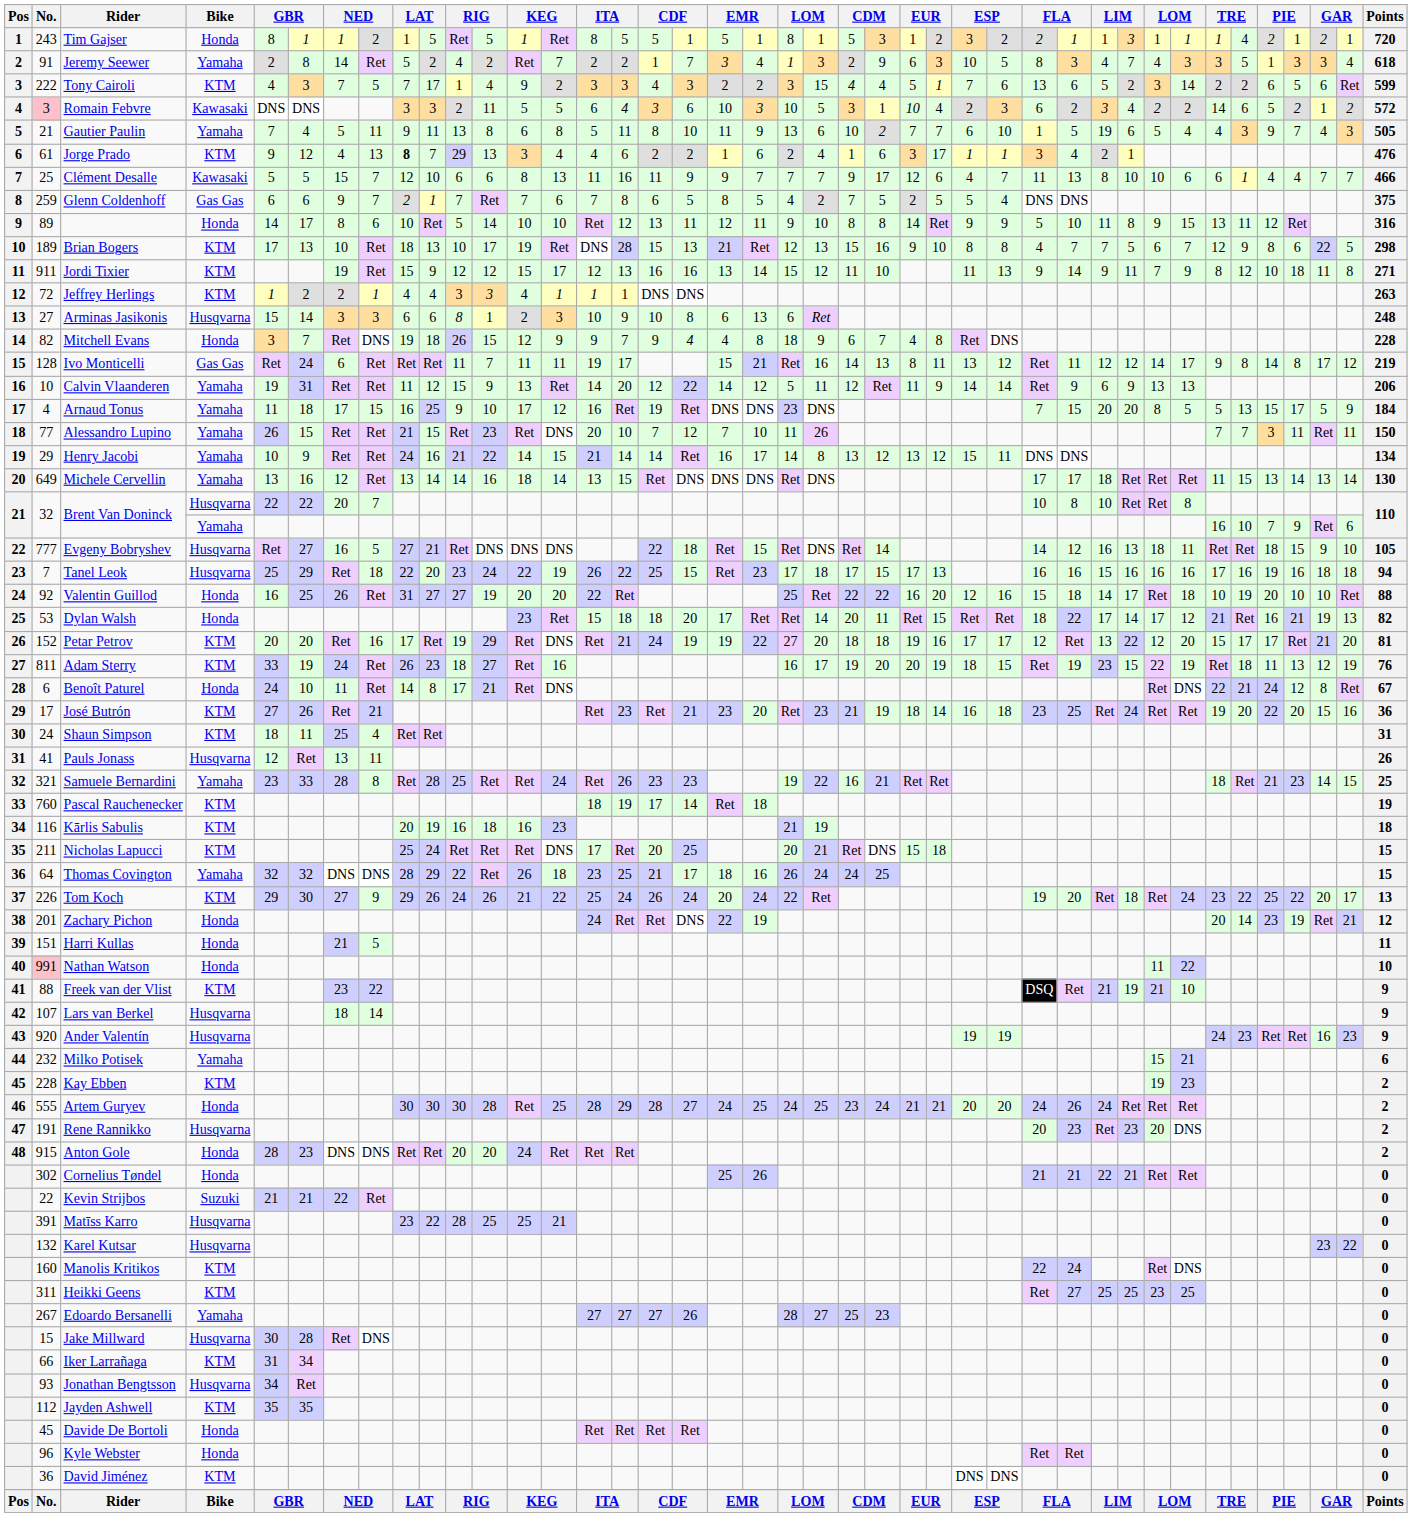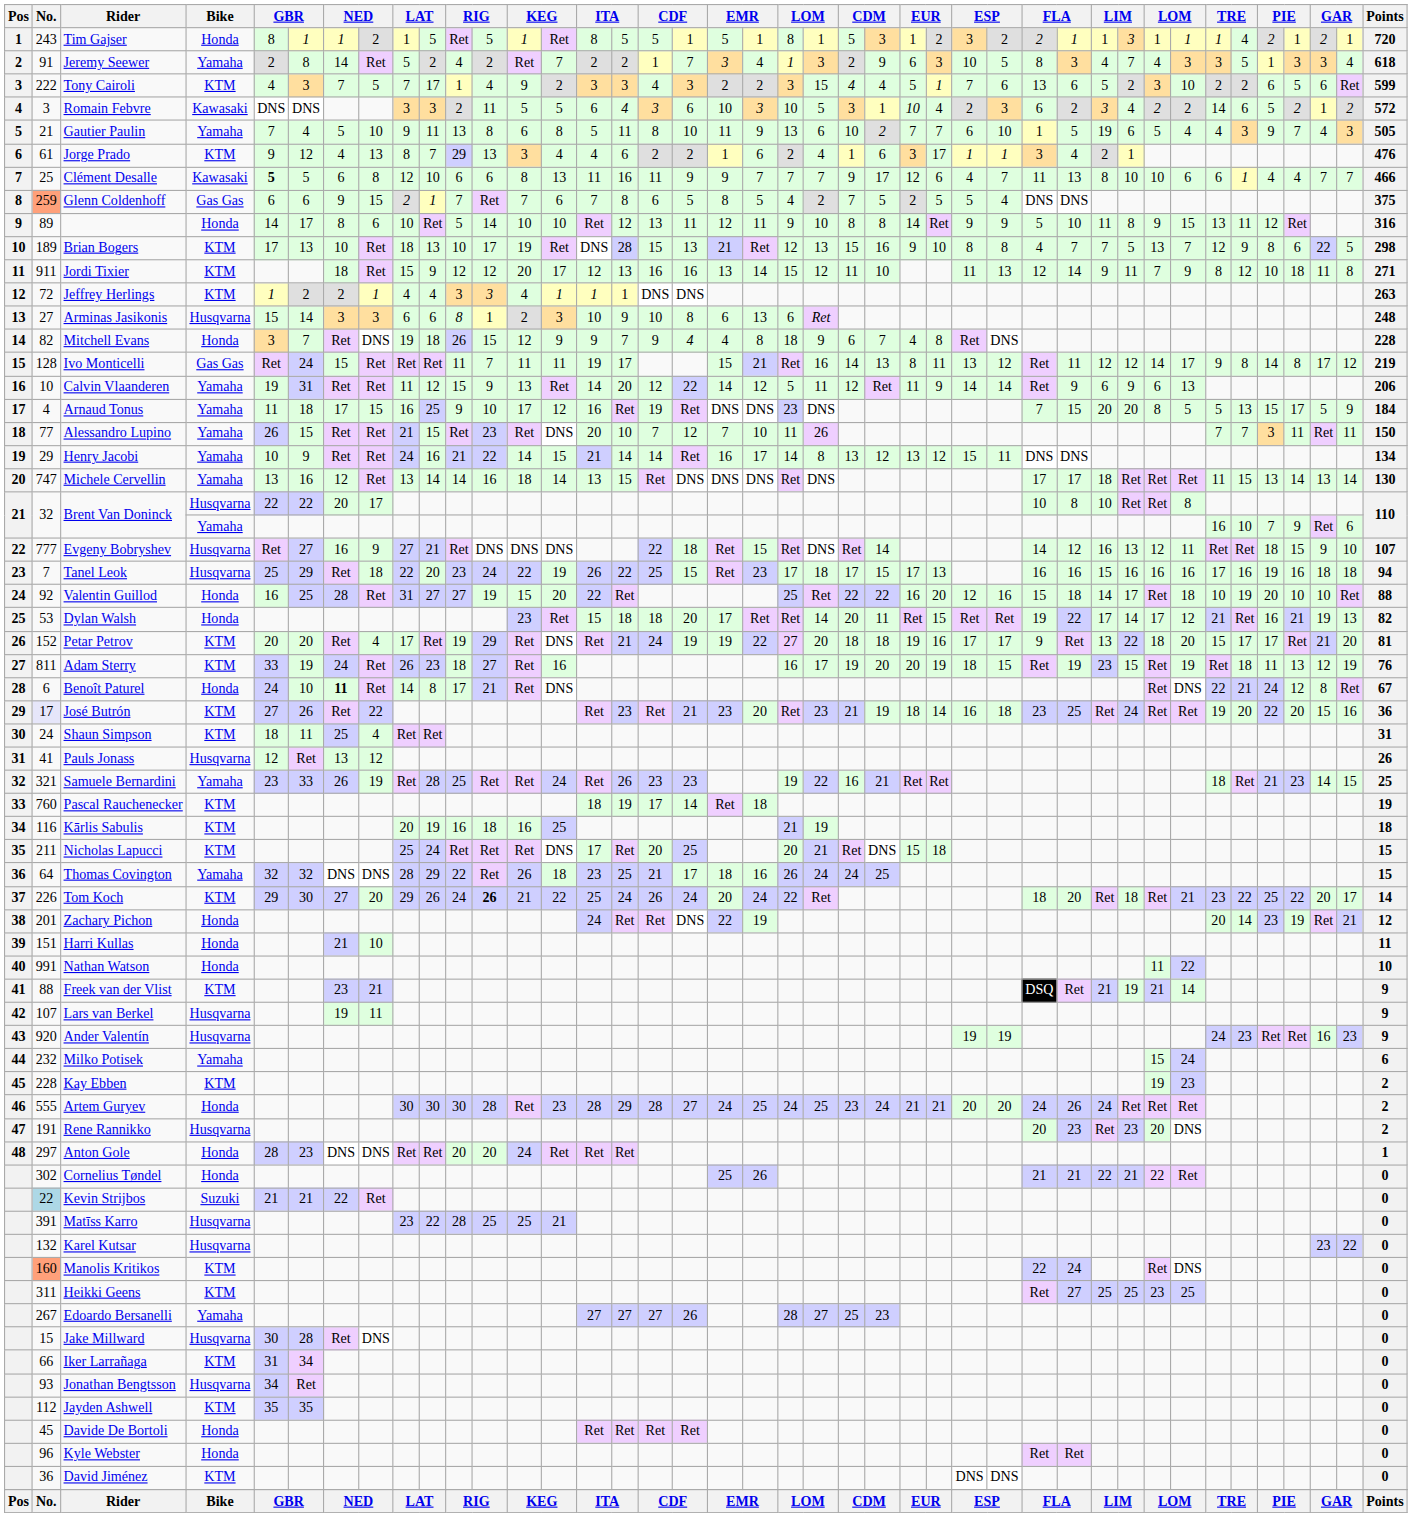(1188, 85) 14 -> (1188, 85) 10
(46, 108) pink background -> (46, 108) no background
(376, 131) 11 -> (376, 131) 10
(406, 155) bold -> (406, 155) normal
(271, 178) normal -> (271, 178) bold
(341, 178) 15 -> (341, 178) 6
(376, 178) 7 -> (376, 178) 8
(46, 201) no background -> (46, 201) lightsalmon background
(376, 201) 7 -> (376, 201) 15
(1157, 247) 6 -> (1157, 247) 13
(341, 271) 19 -> (341, 271) 18
(524, 271) 15 -> (524, 271) 20
(1039, 271) 9 -> (1039, 271) 12
(341, 363) 6 -> (341, 363) 15
(1157, 387) 13 -> (1157, 387) 6
(46, 479) 649 -> (46, 479) 747
(376, 503) 7 -> (376, 503) 17
(376, 549) 5 -> (376, 549) 9
(1157, 549) 18 -> (1157, 549) 12
(1385, 549) 105 -> (1385, 549) 107
(341, 595) 26 -> (341, 595) 28
(524, 595) 20 -> (524, 595) 15
(1039, 619) 18 -> (1039, 619) 19
(376, 642) 16 -> (376, 642) 4
(1039, 642) 12 -> (1039, 642) 9
(1157, 642) 12 -> (1157, 642) 18
(1157, 665) 22 -> (1157, 665) Ret
(341, 688) normal -> (341, 688) bold
(46, 711) no background -> (46, 711) lavender background
(376, 711) 21 -> (376, 711) 22
(376, 758) 11 -> (376, 758) 12
(341, 781) 28 -> (341, 781) 26
(376, 781) 8 -> (376, 781) 19
(559, 828) 23 -> (559, 828) 25
(376, 897) 9 -> (376, 897) 20
(490, 897) normal -> (490, 897) bold
(1039, 897) 19 -> (1039, 897) 18
(1188, 897) 24 -> (1188, 897) 21
(1385, 897) 13 -> (1385, 897) 14
(376, 944) 5 -> (376, 944) 10
(46, 967) pink background -> (46, 967) no background
(376, 990) 22 -> (376, 990) 21
(1188, 990) 10 -> (1188, 990) 14
(341, 1013) 18 -> (341, 1013) 19
(376, 1013) 14 -> (376, 1013) 11
(1188, 1060) 21 -> (1188, 1060) 24
(559, 1106) 25 -> (559, 1106) 23
(46, 1152) 915 -> (46, 1152) 297
(1385, 1152) 2 -> (1385, 1152) 1
(1157, 1176) Ret -> (1157, 1176) 22
(46, 1199) no background -> (46, 1199) lightblue background
(46, 1268) no background -> (46, 1268) lightsalmon background
